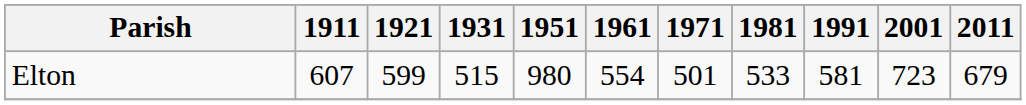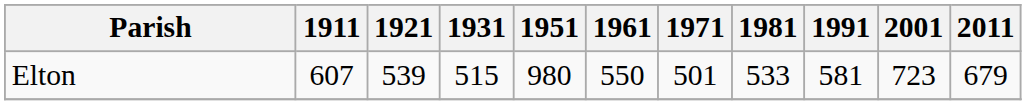(404, 74) 599 -> (404, 74) 539
(622, 74) 554 -> (622, 74) 550
